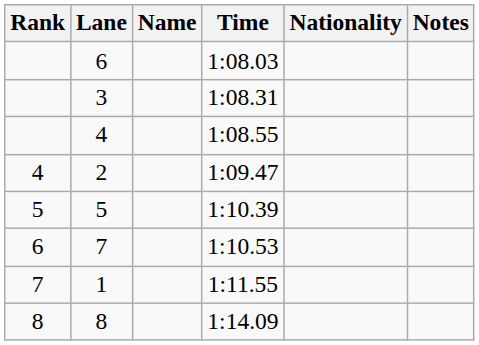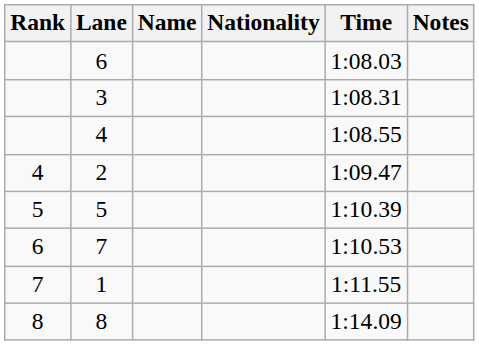columns swapped: (346, 23) <-> (243, 23)
